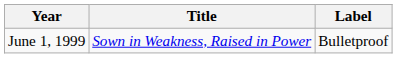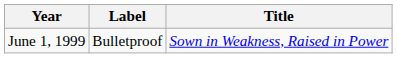columns swapped: (202, 16) <-> (353, 16)
